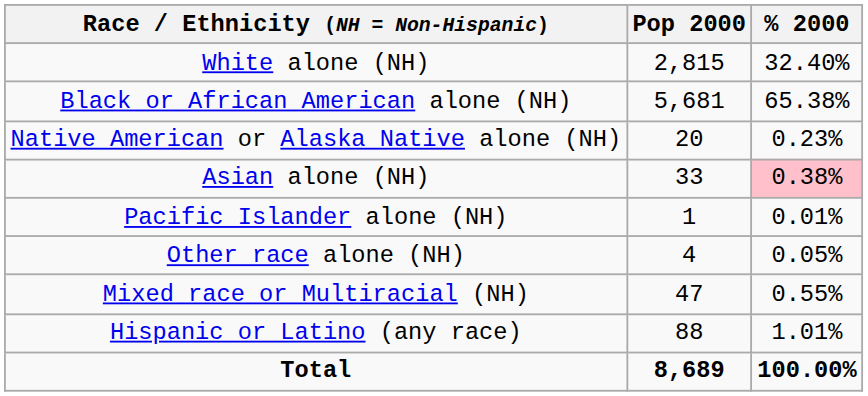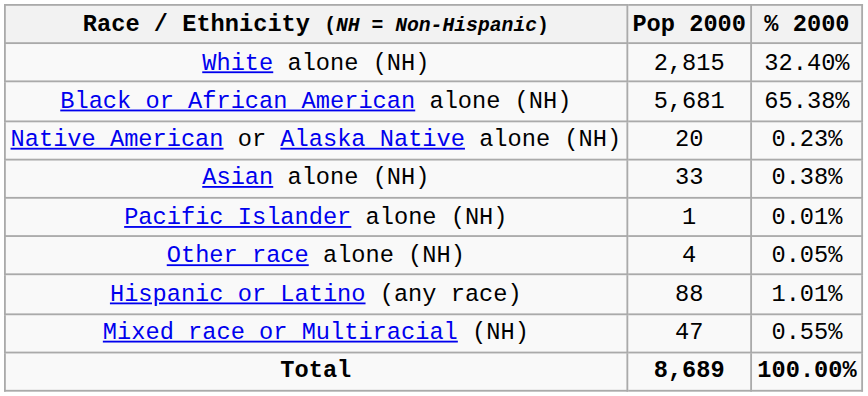(807, 178) pink background -> (807, 178) no background
rows swapped: (316, 294) <-> (316, 333)
